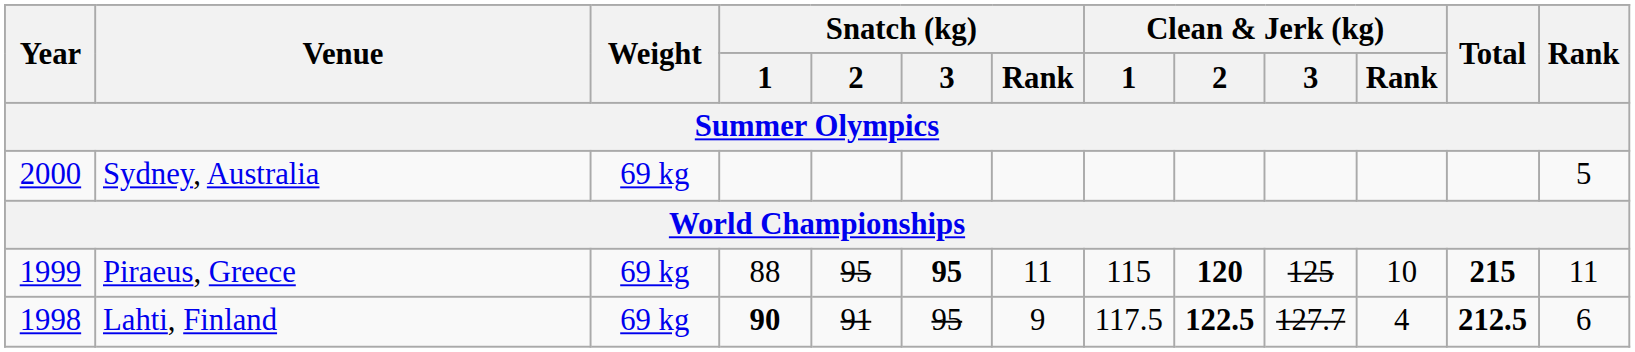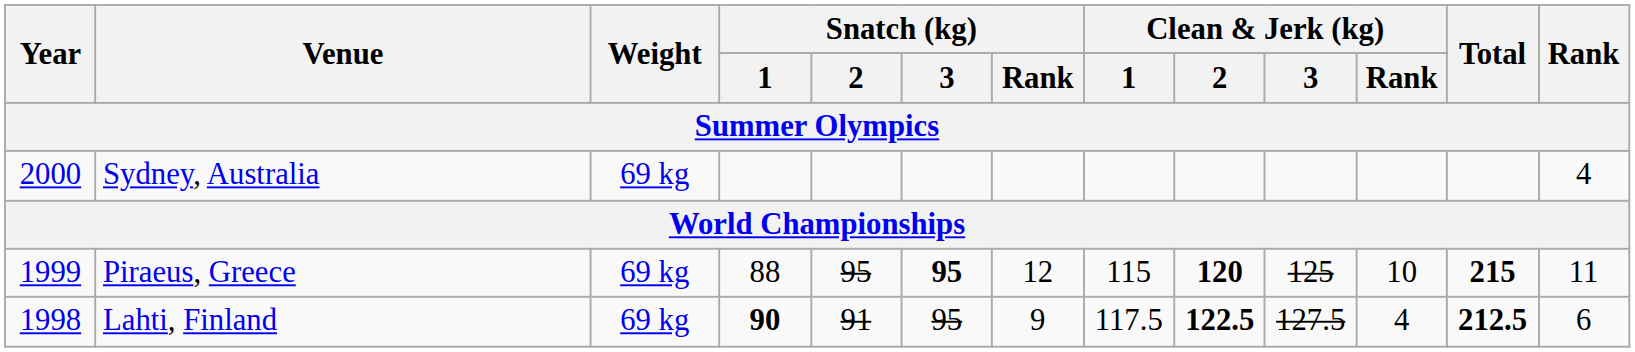(1584, 175) 5 -> (1584, 175) 4
(1038, 272) 11 -> (1038, 272) 12
(1311, 321) 127.7 -> (1311, 321) 127.5
